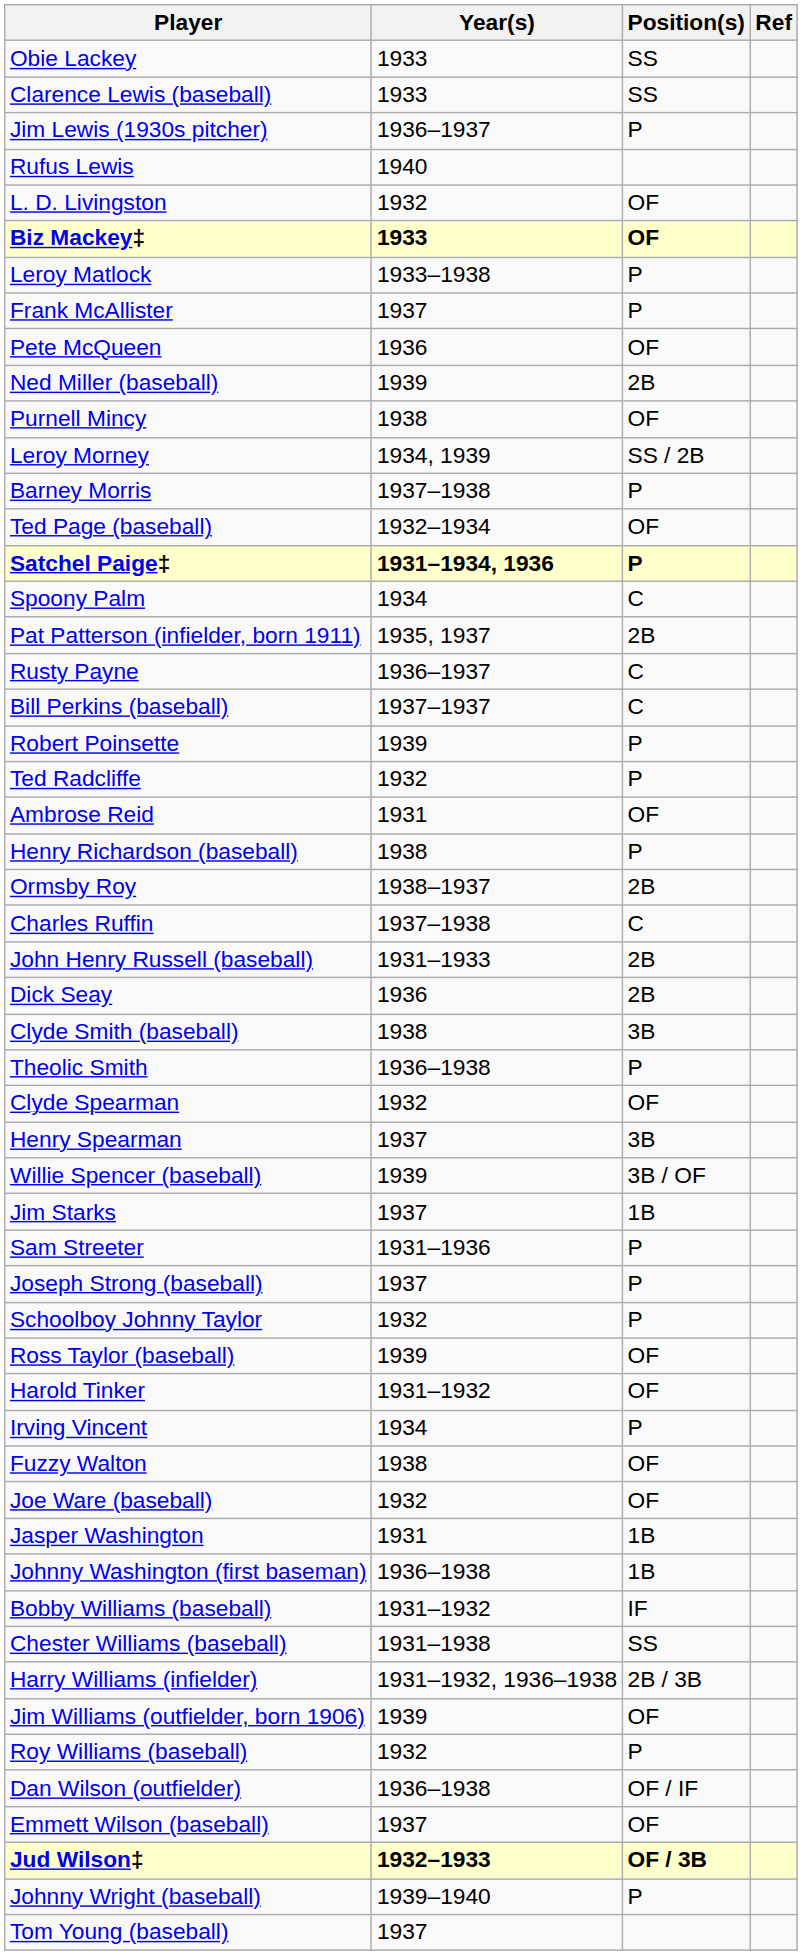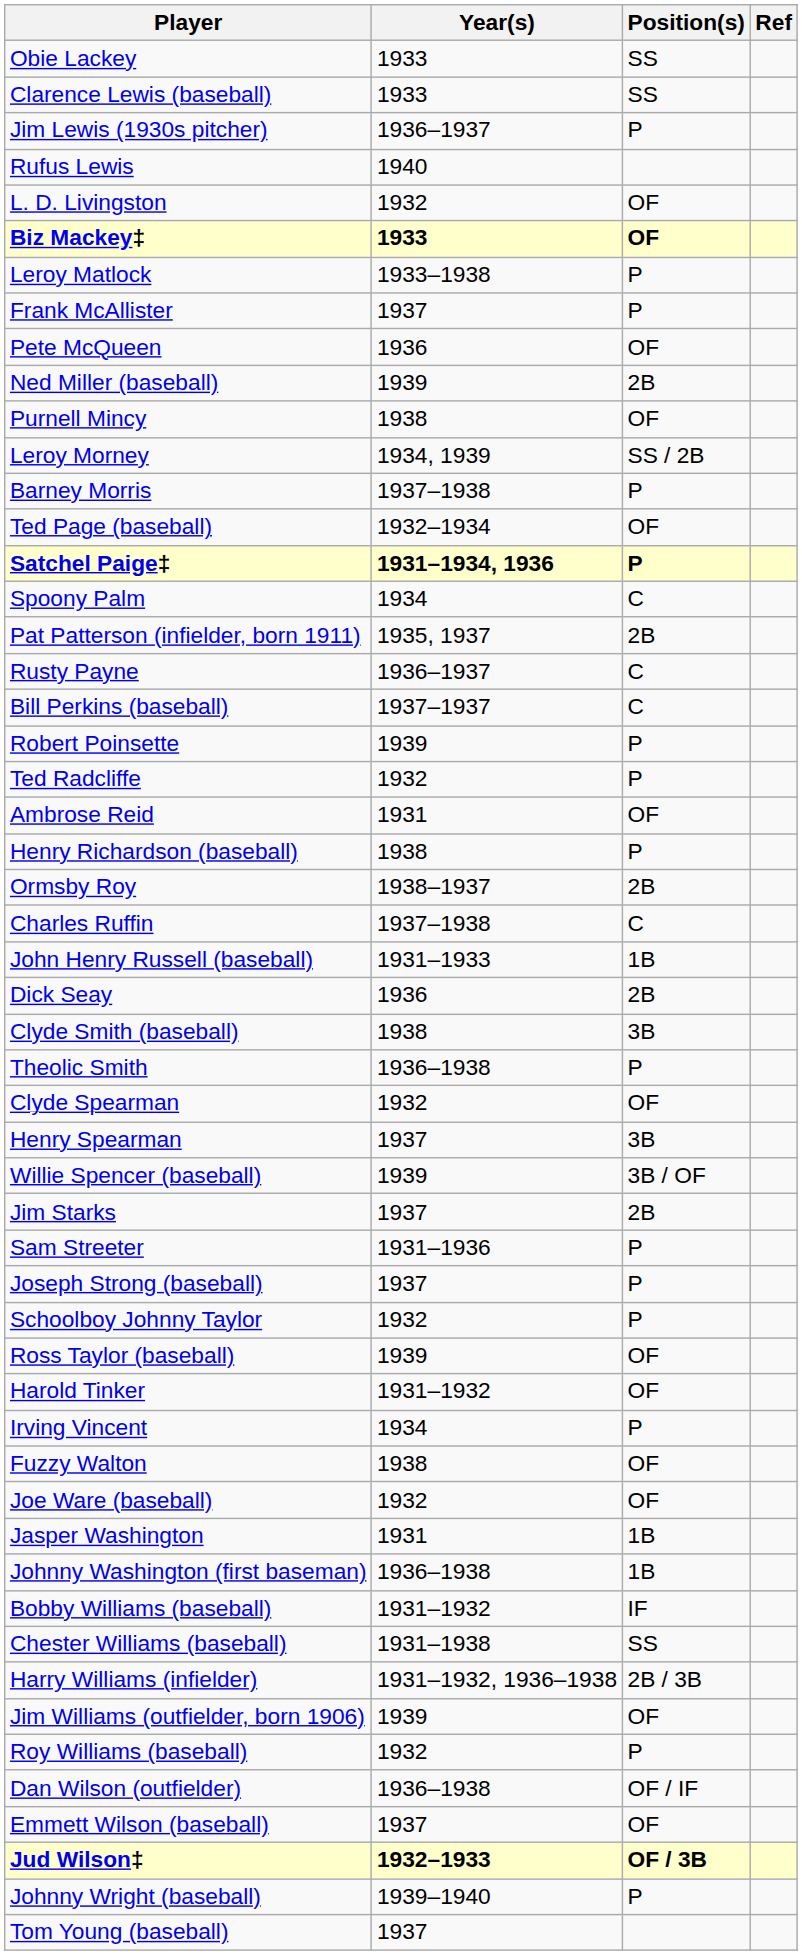(641, 959) 2B -> (641, 959) 1B
(641, 1211) 1B -> (641, 1211) 2B
